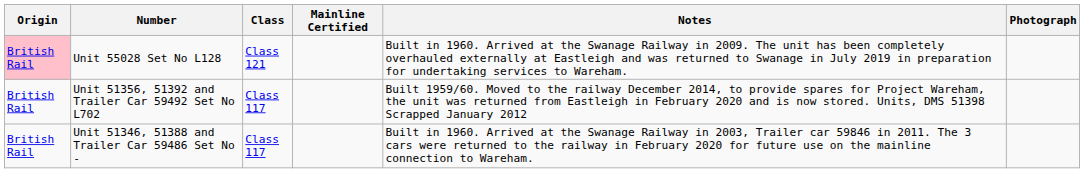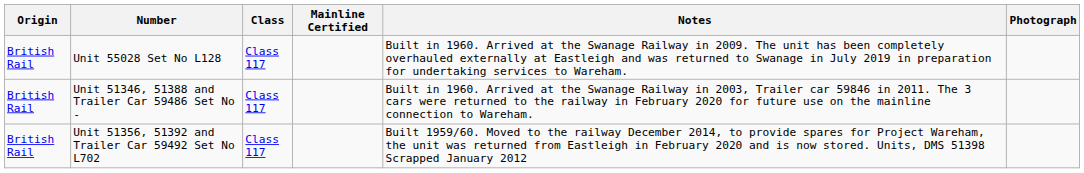(31, 58) pink background -> (31, 58) no background
(262, 58) Class 121 -> (262, 58) Class 117
rows swapped: (154, 146) <-> (154, 102)
